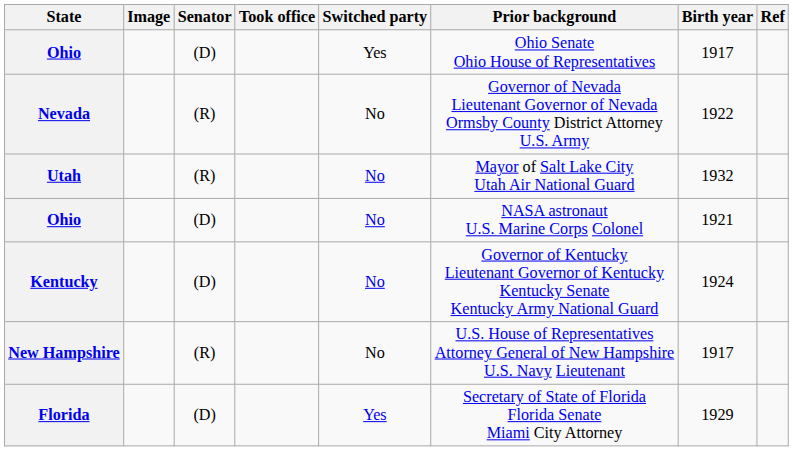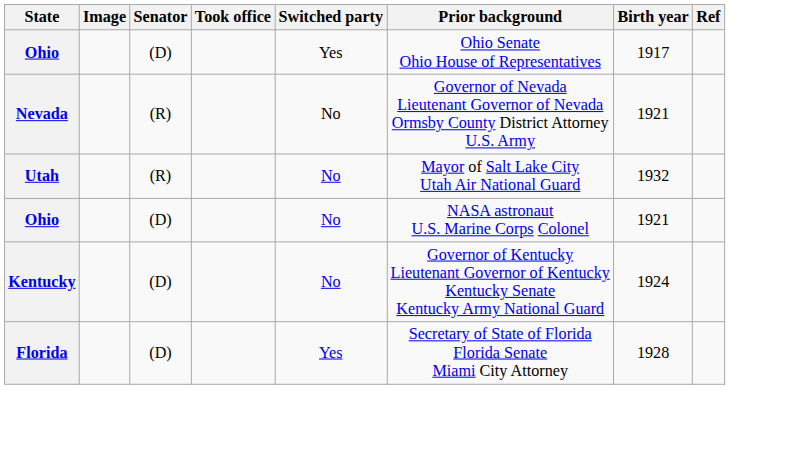(717, 114) 1922 -> (653, 114) 1921
- row: (64, 352)
(717, 414) 1929 -> (653, 352) 1928
